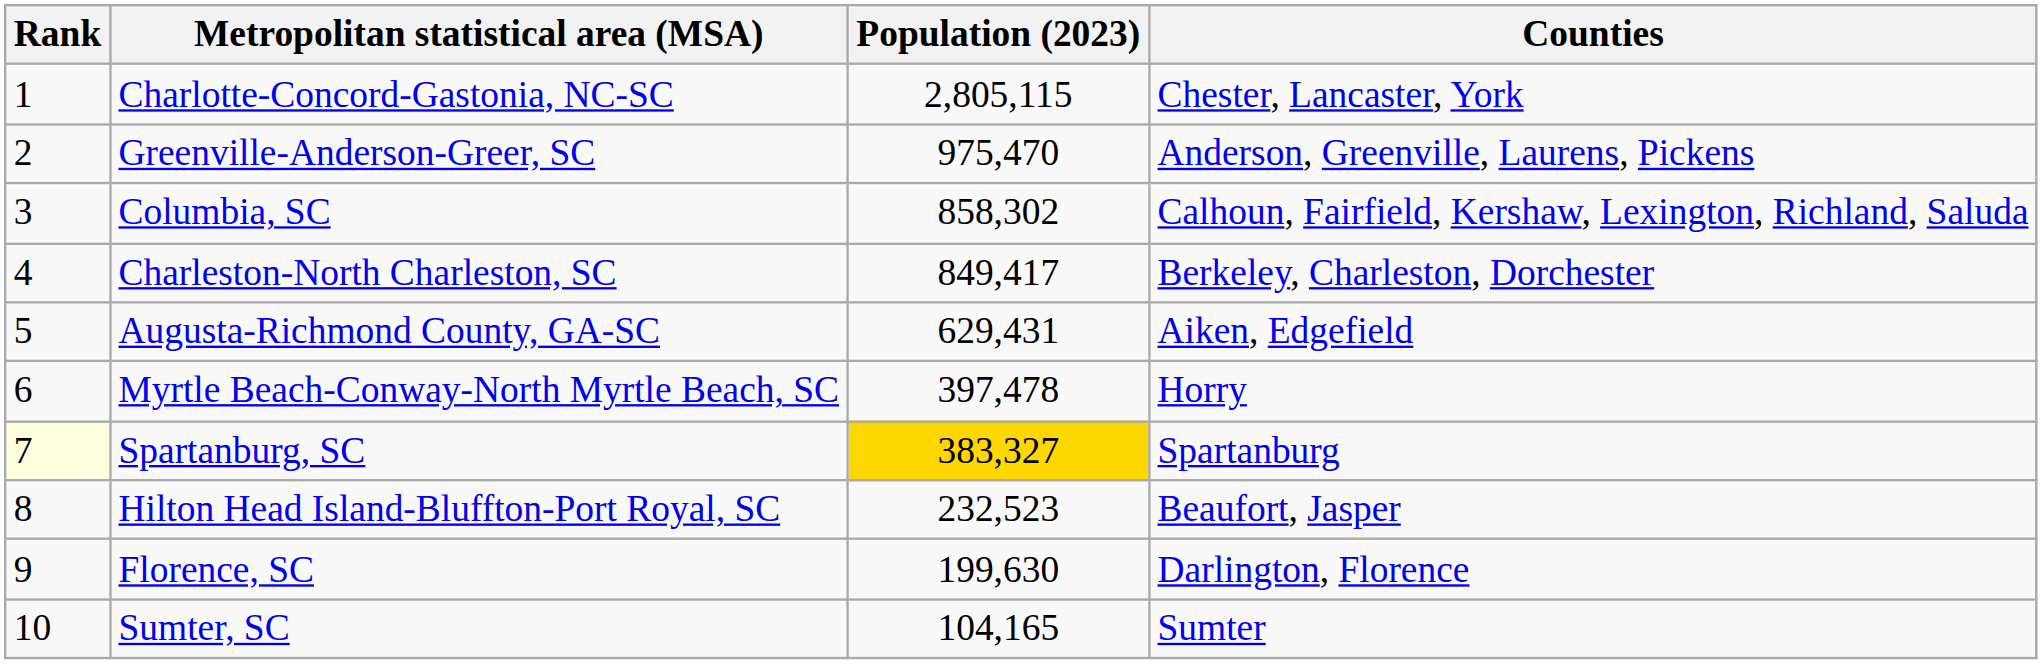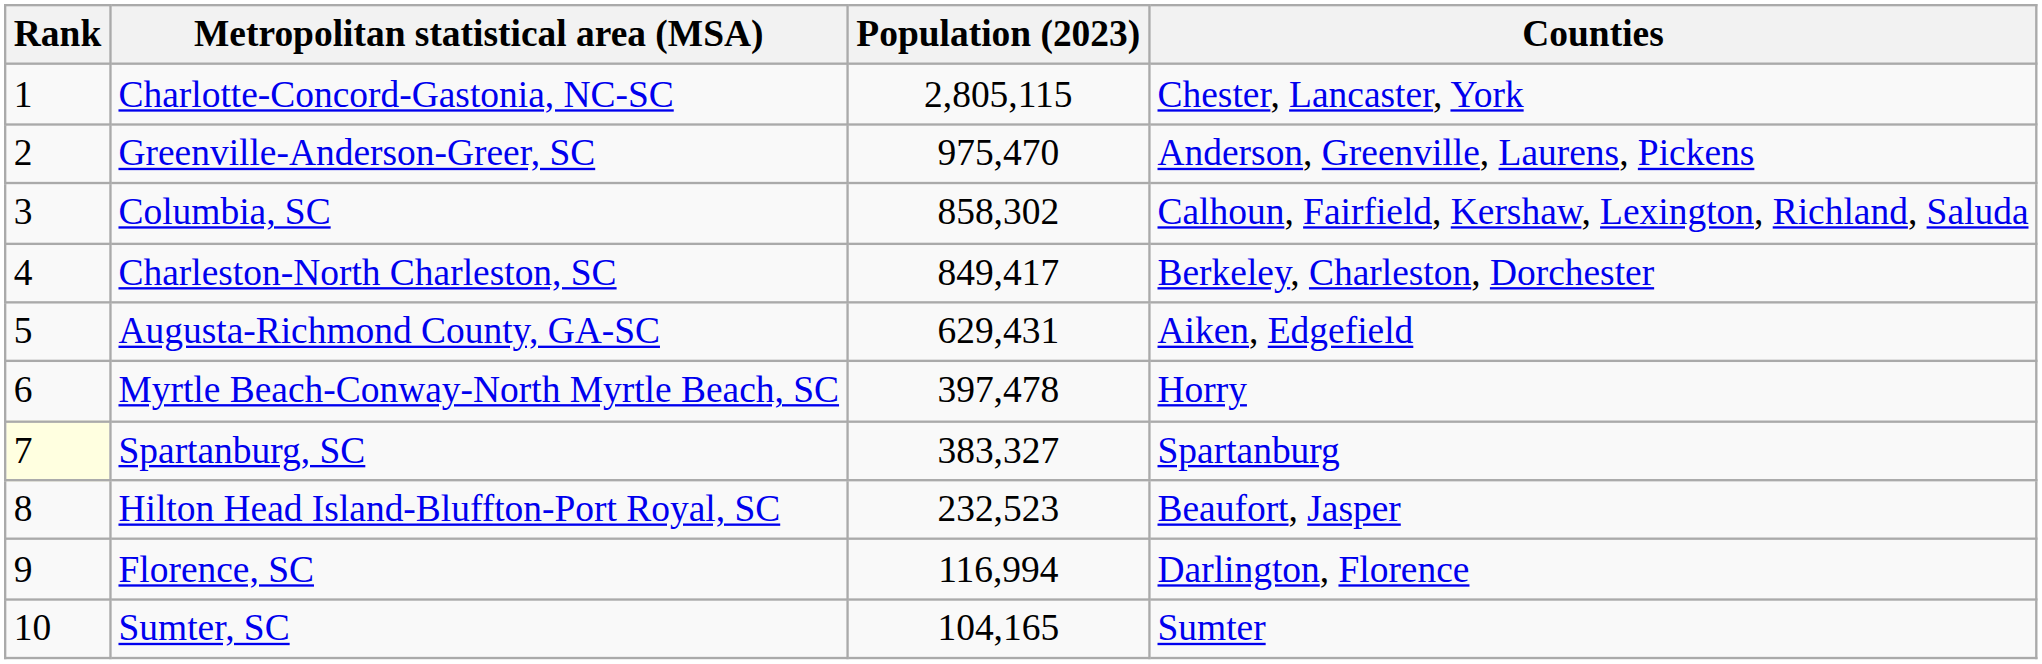(998, 449) gold background -> (998, 449) no background
(998, 568) 199,630 -> (998, 568) 116,994
